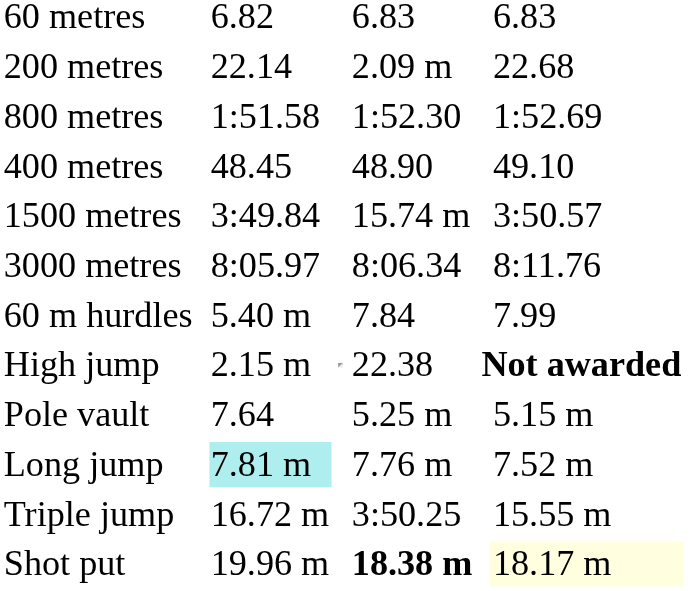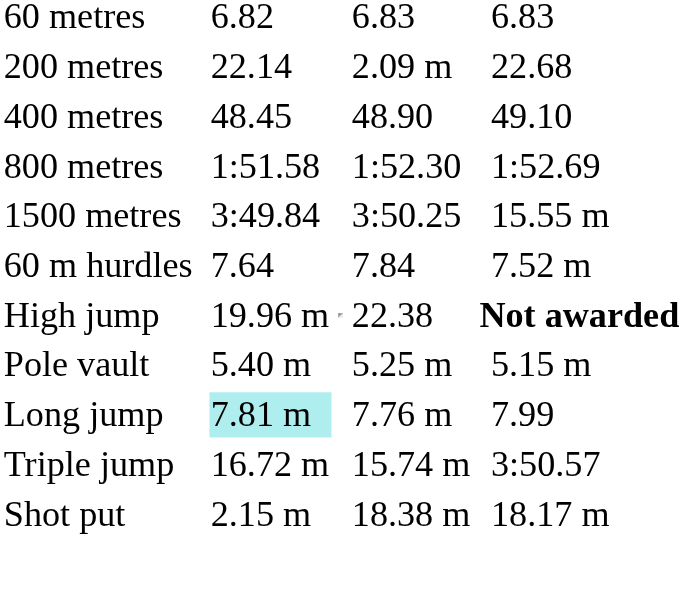rows swapped: (84, 165) <-> (84, 115)
(411, 215) 15.74 m -> (407, 215) 3:50.25
(548, 215) 3:50.57 -> (550, 215) 15.55 m
- row: (93, 265)
(261, 314) 5.40 m -> (242, 265) 7.64
(525, 314) 7.99 -> (541, 265) 7.52 m
(261, 364) 2.15 m -> (270, 314) 19.96 m
(242, 414) 7.64 -> (261, 364) 5.40 m
(543, 463) 7.52 m -> (523, 414) 7.99
(407, 513) 3:50.25 -> (411, 463) 15.74 m
(552, 513) 15.55 m -> (546, 463) 3:50.57
(270, 563) 19.96 m -> (261, 513) 2.15 m
(412, 563) bold -> (411, 513) normal
(552, 563) lightyellow background -> (550, 513) no background
